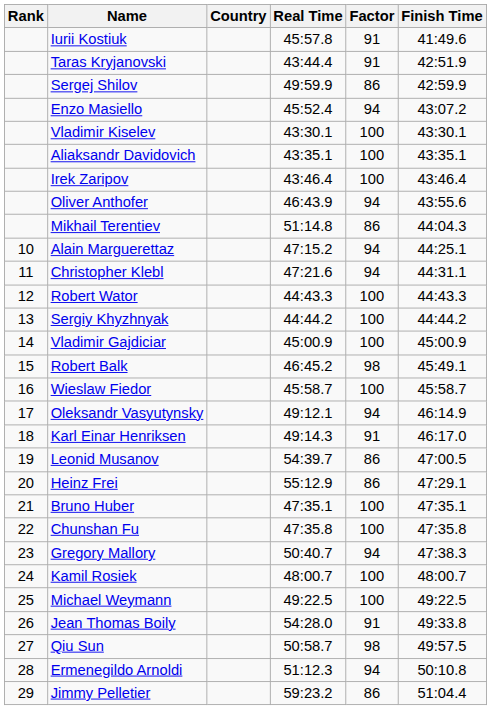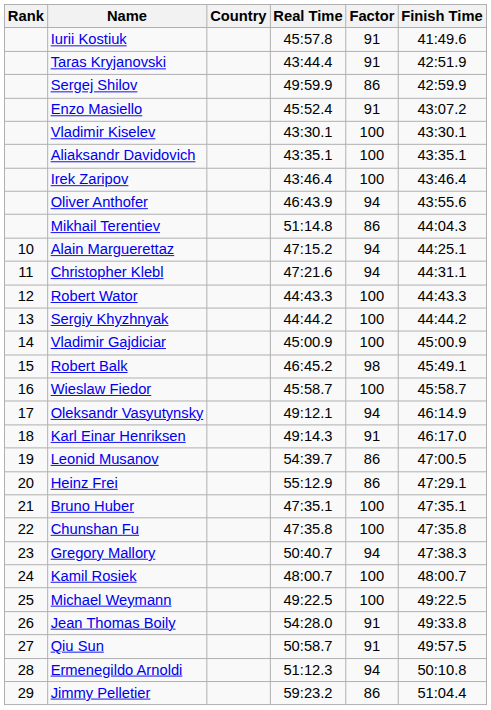(372, 109) 94 -> (372, 109) 91
(372, 646) 98 -> (372, 646) 91
